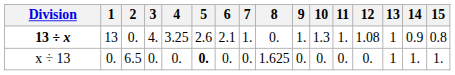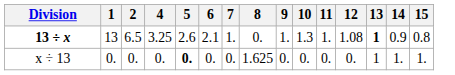- column: (153, 15)
(133, 37) 0. -> (133, 37) 6.5
(393, 37) normal -> (376, 37) bold
(133, 59) 6.5 -> (133, 59) 0.
